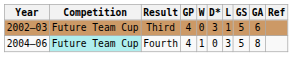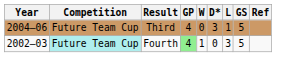- column: (258, 12)
(27, 28) 2002–03 -> (27, 28) 2004–06
(27, 44) 2004–06 -> (27, 44) 2002–03
(188, 44) no background -> (188, 44) lightgreen background
